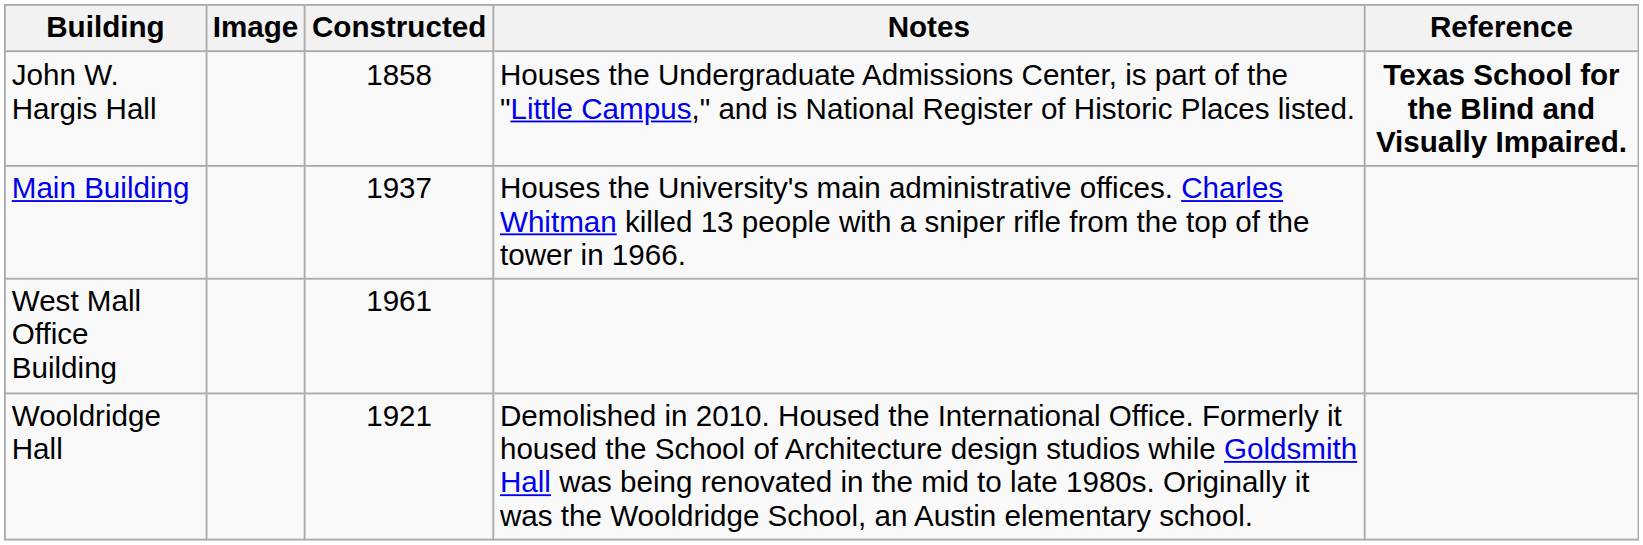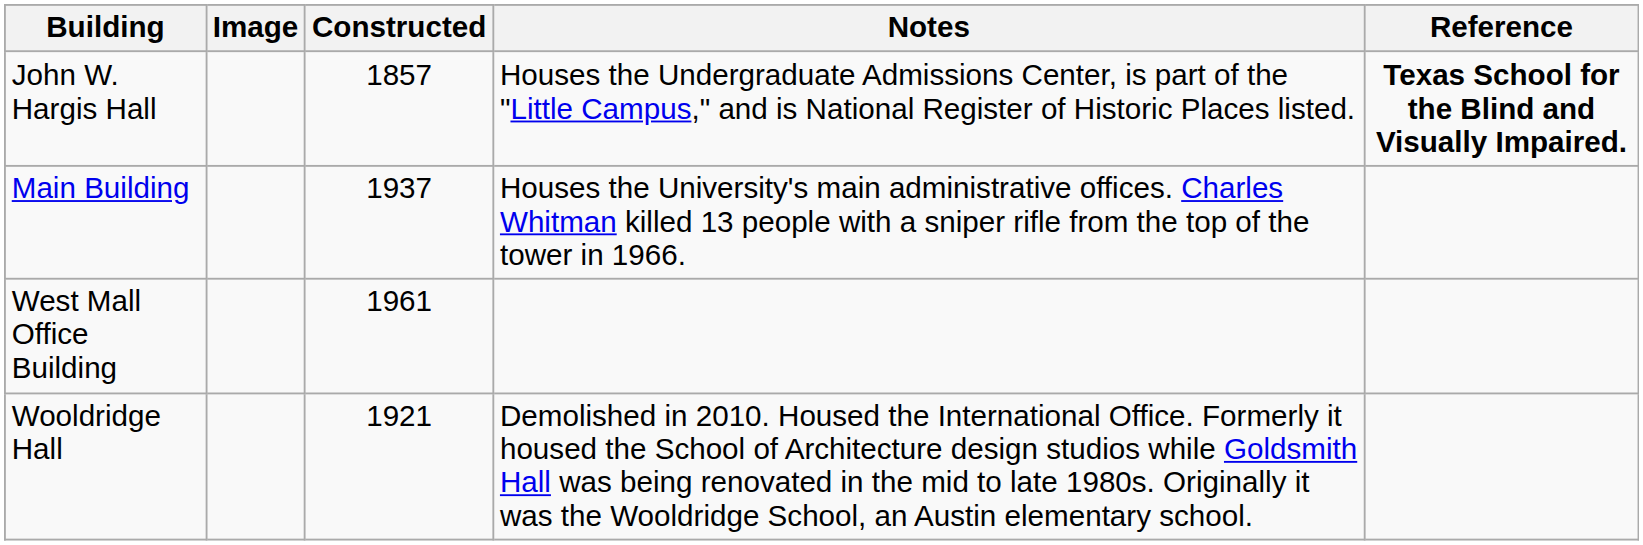(399, 74) 1858 -> (399, 74) 1857
